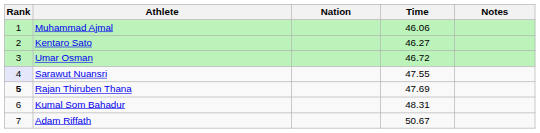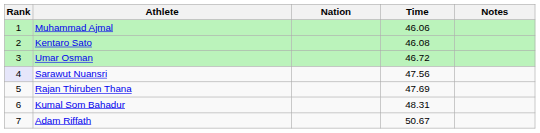(417, 43) 46.27 -> (417, 43) 46.08
(417, 74) 47.55 -> (417, 74) 47.56
(18, 89) bold -> (18, 89) normal
